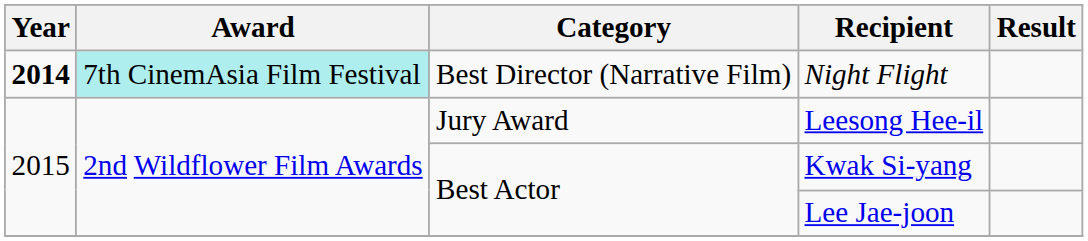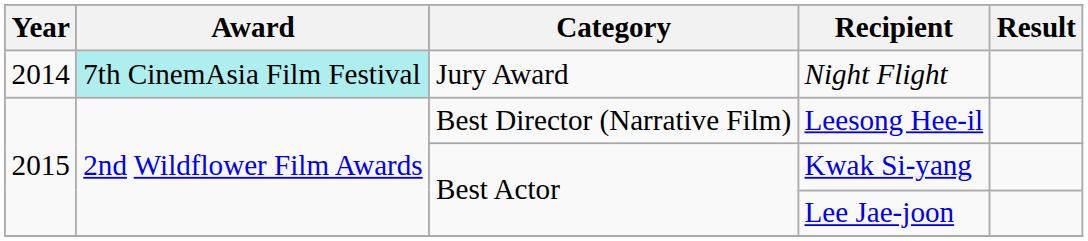(41, 73) bold -> (41, 73) normal
(614, 73) Best Director (Narrative Film) -> (502, 73) Jury Award
(502, 119) Jury Award -> (614, 119) Best Director (Narrative Film)
